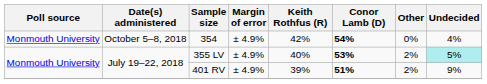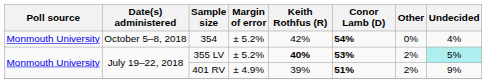(249, 39) ± 4.9% -> (249, 39) ± 5.2%
(249, 54) ± 4.9% -> (249, 54) ± 5.2%
(300, 54) normal -> (300, 54) bold
